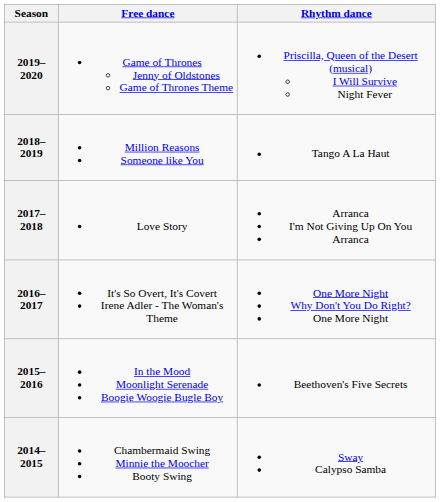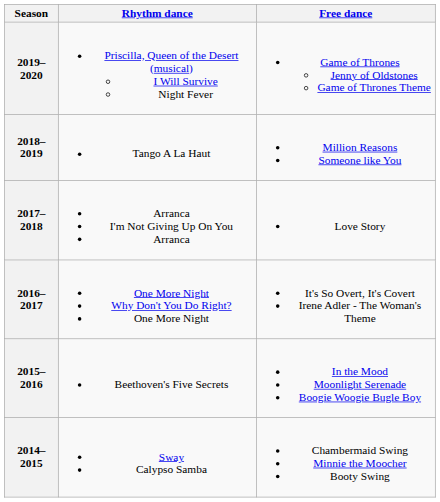columns swapped: (336, 13) <-> (148, 13)
